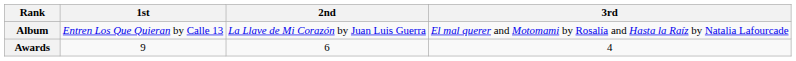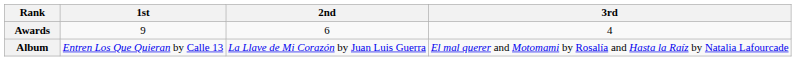rows swapped: (32, 30) <-> (32, 47)
